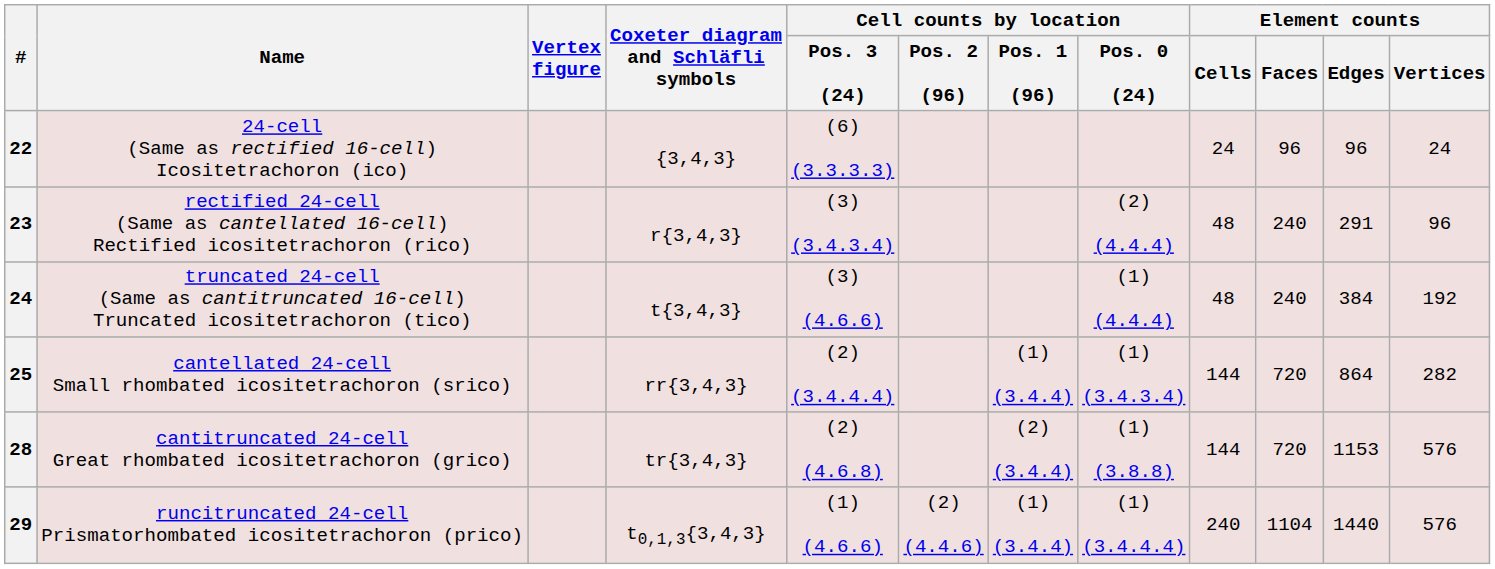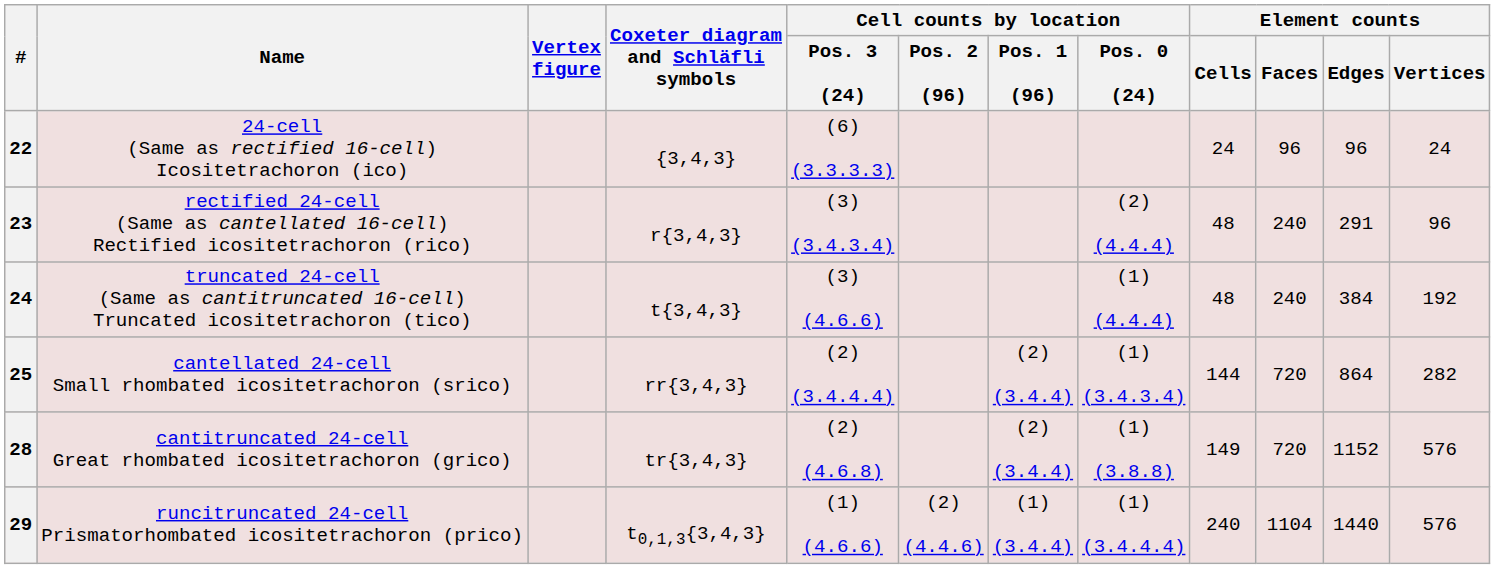(1033, 374) (1) (3.4.4) -> (1033, 374) (2) (3.4.4)
(1223, 450) 144 -> (1223, 450) 149
(1356, 450) 1153 -> (1356, 450) 1152
